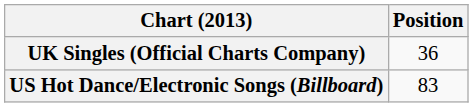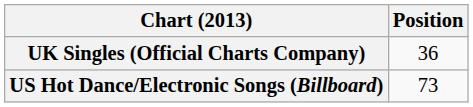(428, 85) 83 -> (428, 85) 73
